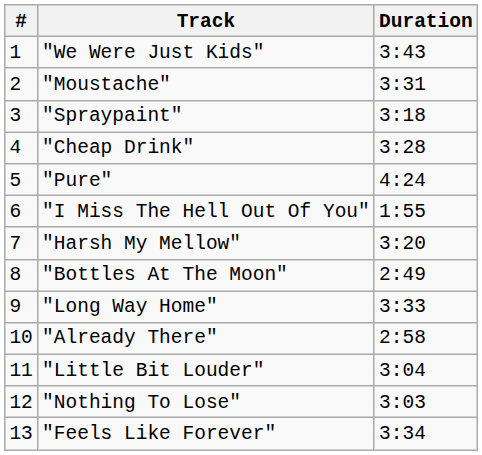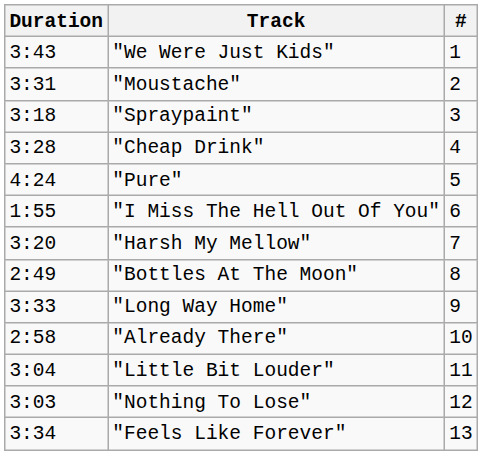columns swapped: (21, 21) <-> (426, 21)
